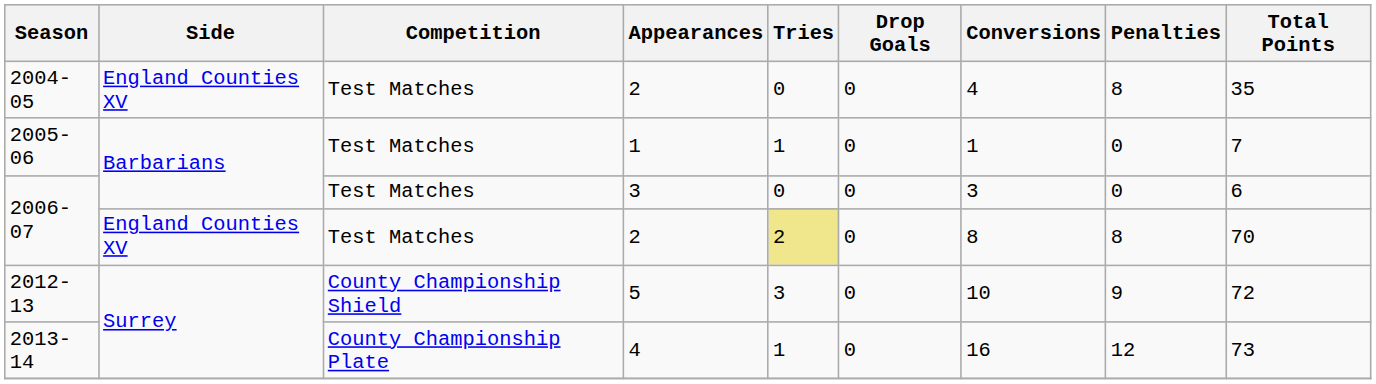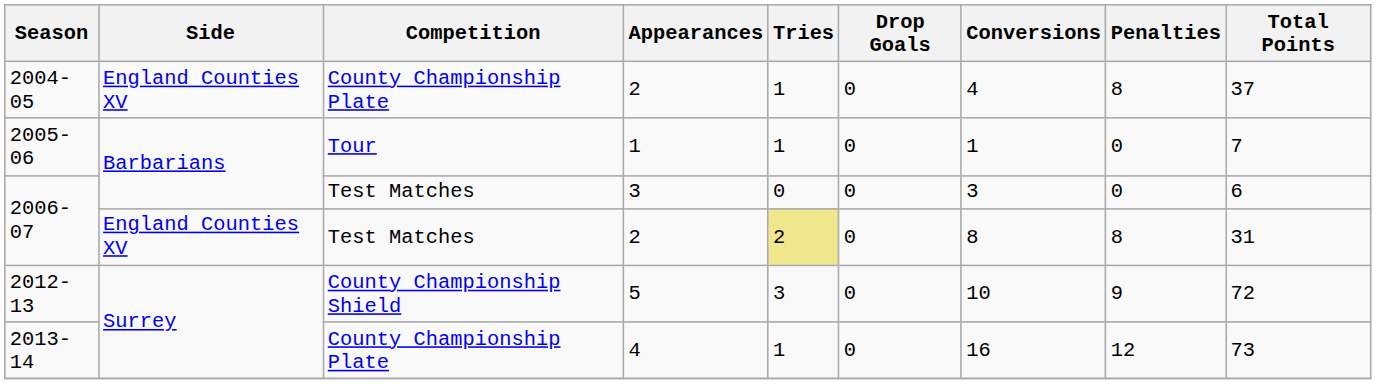(401, 90) Test Matches -> (444, 90) County Championship Plate
(779, 90) 0 -> (779, 90) 1
(1243, 90) 35 -> (1243, 90) 37
(401, 147) Test Matches -> (352, 147) Tour
(1243, 237) 70 -> (1243, 237) 31
